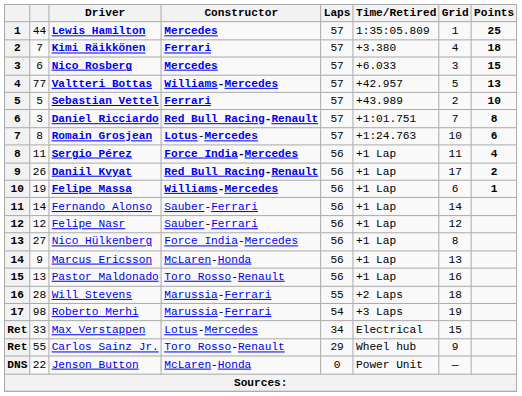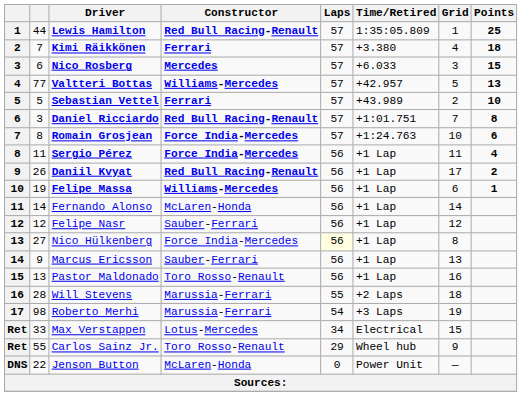(191, 31) Mercedes -> (241, 31) Red Bull Racing-Renault
(211, 136) Lotus-Mercedes -> (231, 136) Force India-Mercedes
(211, 207) Sauber-Ferrari -> (208, 207) McLaren-Honda
(337, 242) no background -> (337, 242) lightyellow background
(208, 259) McLaren-Honda -> (211, 259) Sauber-Ferrari
